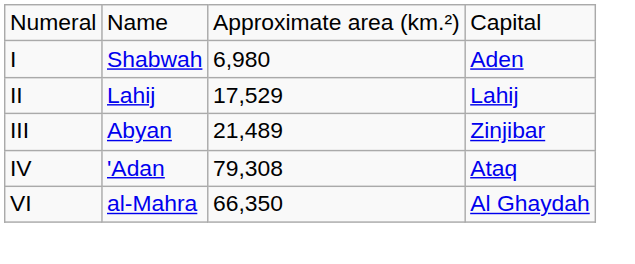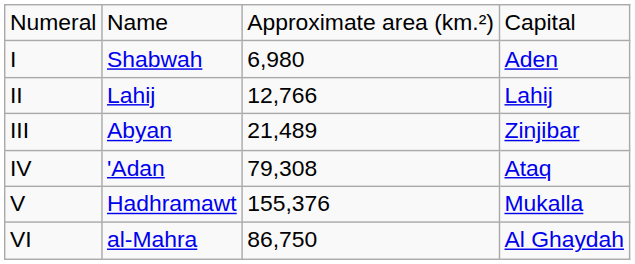(248, 95) 17,529 -> (282, 95) 12,766
+ row: (18, 204)
(248, 204) 66,350 -> (282, 240) 86,750
